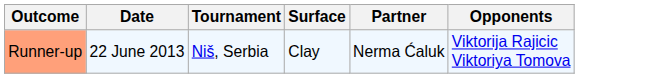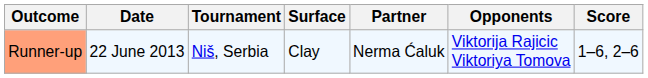+ column: (608, 16)
